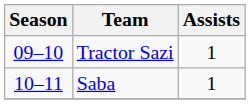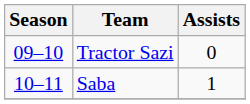(211, 51) 1 -> (211, 51) 0
